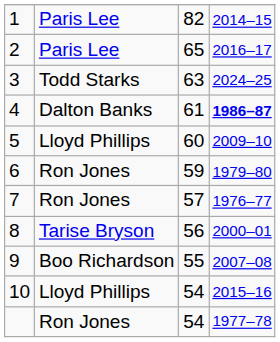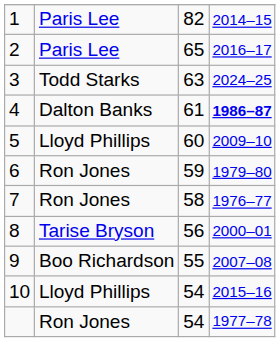(194, 200) 57 -> (194, 200) 58
